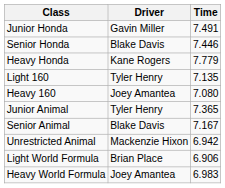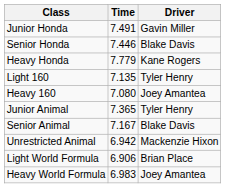columns swapped: (149, 12) <-> (206, 12)
